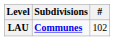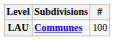(100, 28) 102 -> (100, 28) 100
